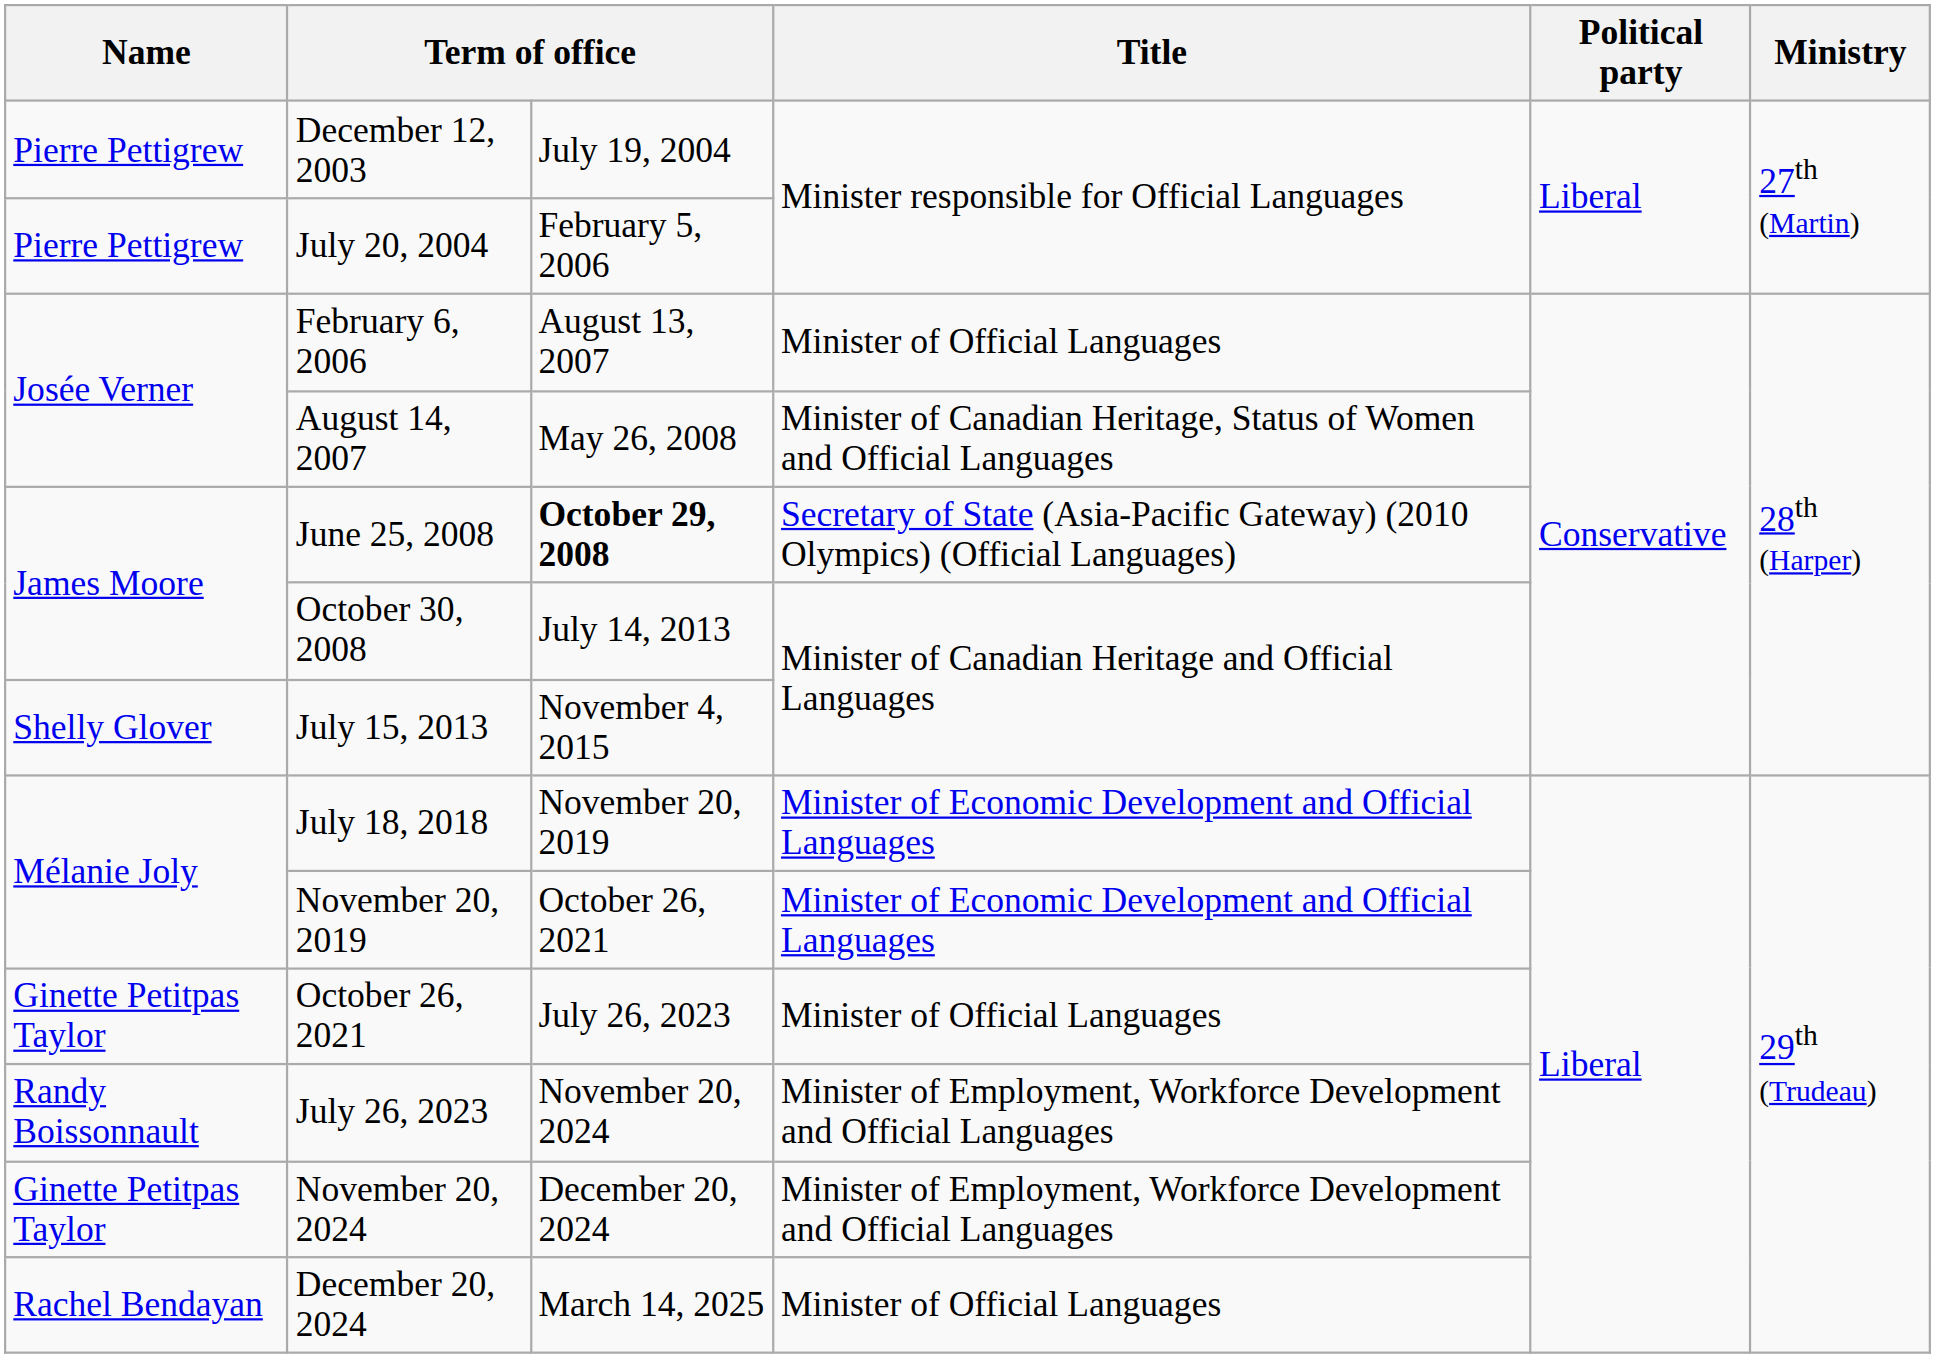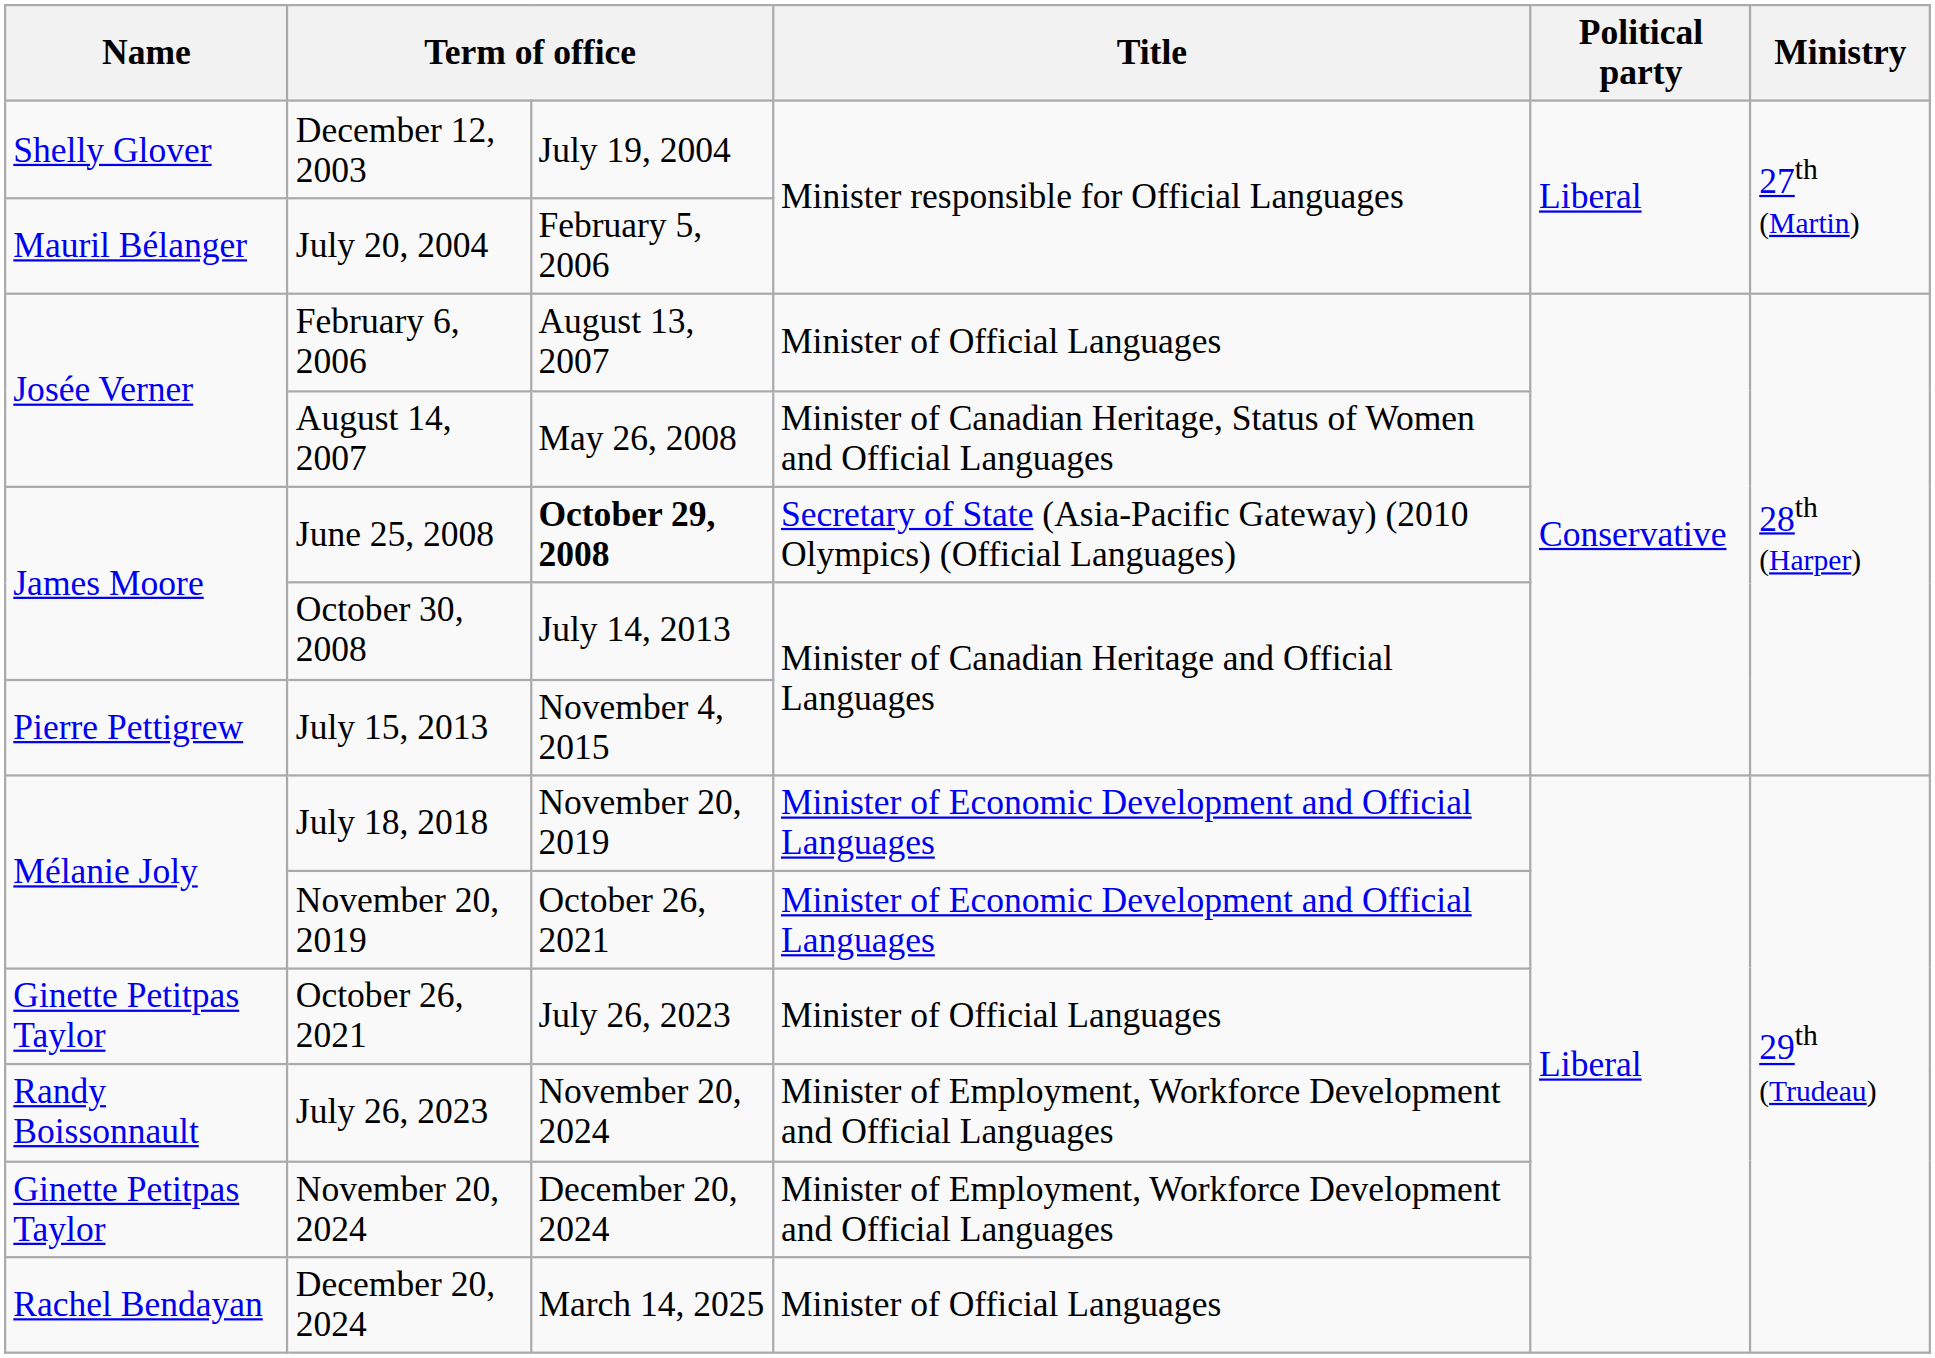(128, 148) Pierre Pettigrew -> (112, 148) Shelly Glover
(128, 245) Pierre Pettigrew -> (130, 245) Mauril Bélanger
(112, 726) Shelly Glover -> (128, 726) Pierre Pettigrew
